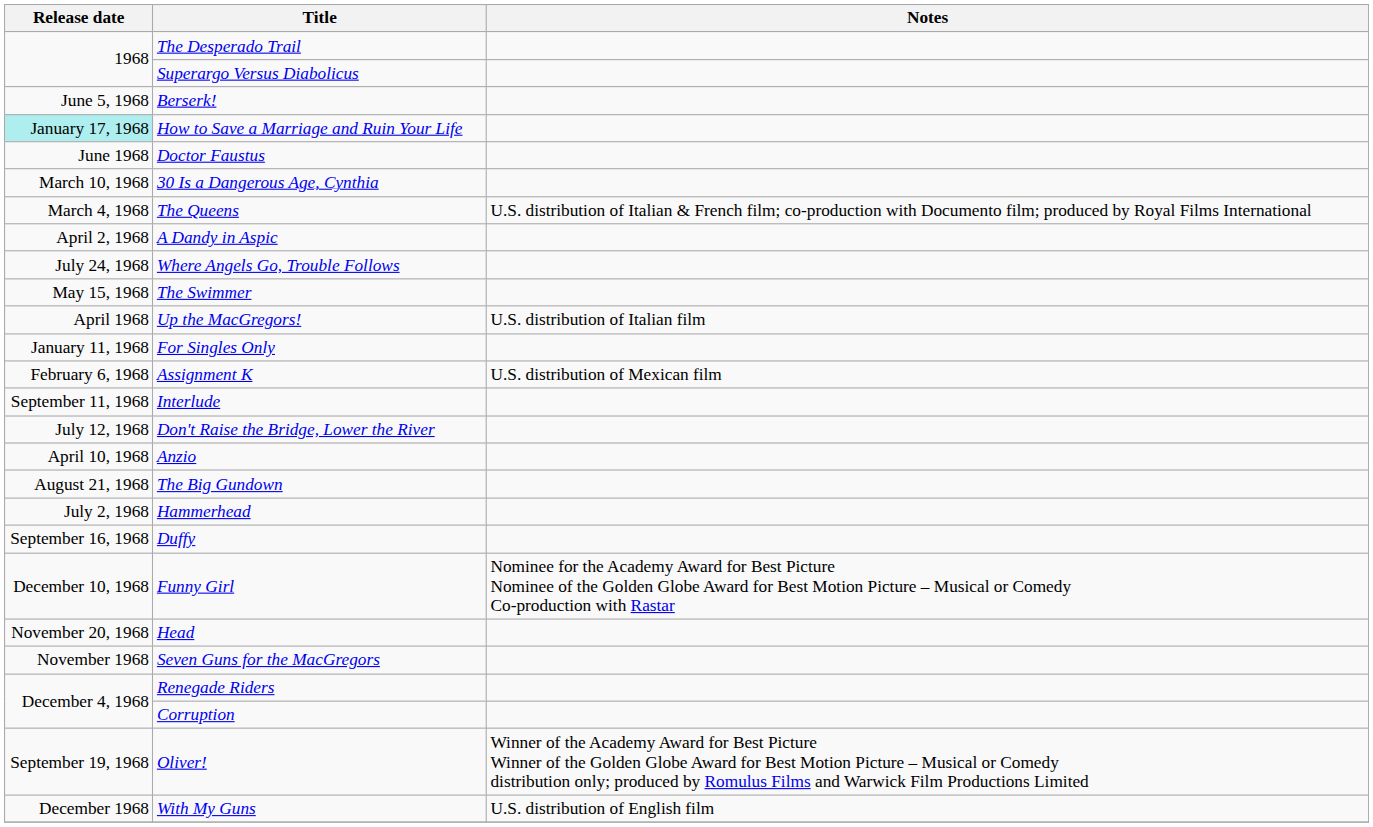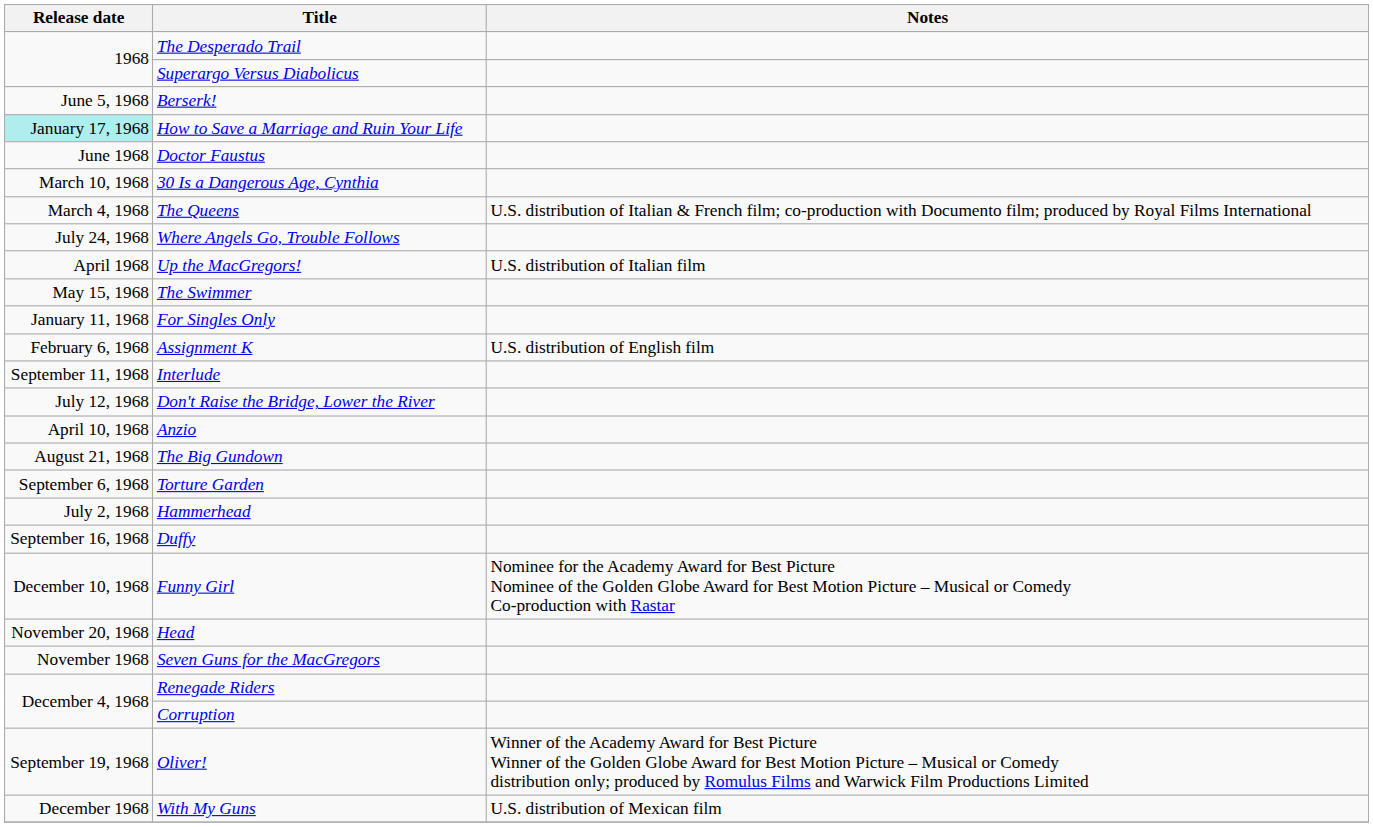- row: (217, 237)
rows swapped: (229, 319) <-> (204, 292)
(606, 374) U.S. distribution of Mexican film -> (602, 347) U.S. distribution of English film
+ row: (210, 484)
(602, 808) U.S. distribution of English film -> (606, 808) U.S. distribution of Mexican film
